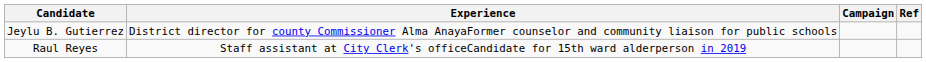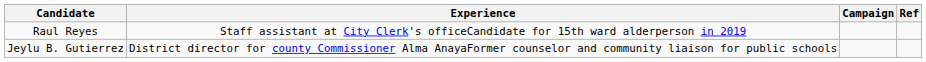rows swapped: (65, 31) <-> (65, 48)
